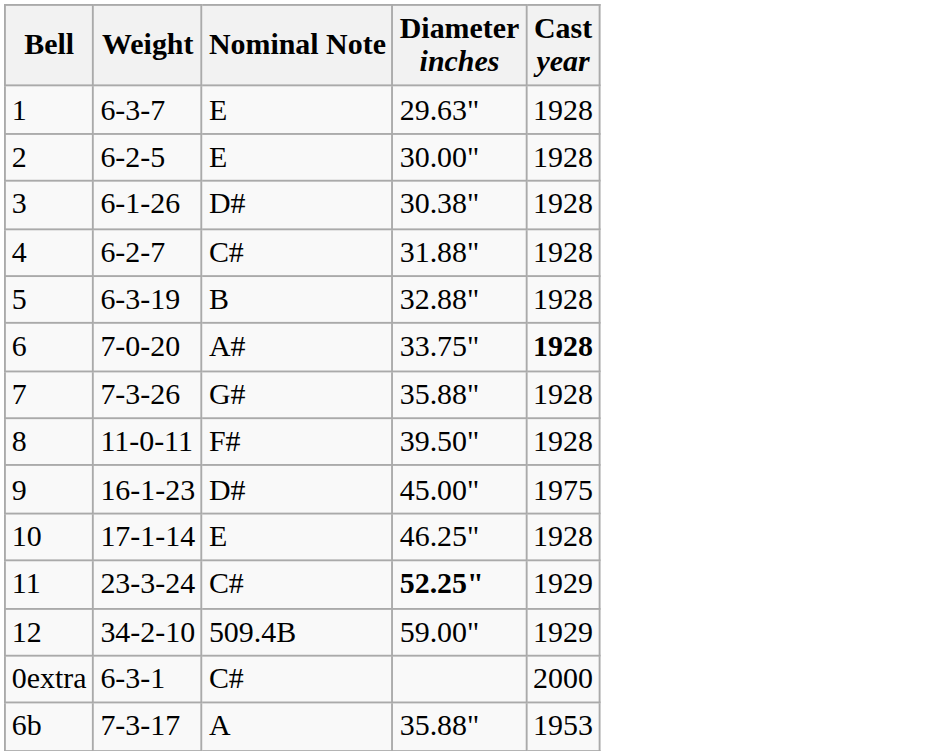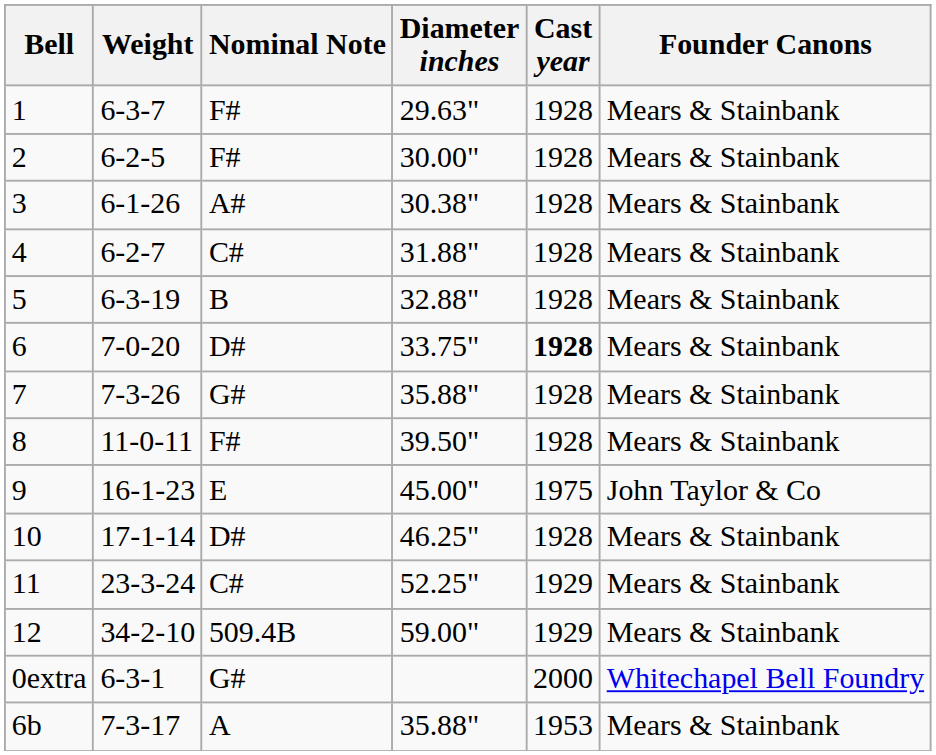+ column: (765, 45)
(218, 109) E -> (225, 109) F#
(218, 156) E -> (225, 156) F#
(227, 204) D# -> (227, 204) A#
(227, 346) A# -> (227, 346) D#
(227, 488) D# -> (218, 488) E
(218, 536) E -> (227, 536) D#
(442, 583) bold -> (439, 583) normal
(226, 678) C# -> (227, 678) G#
